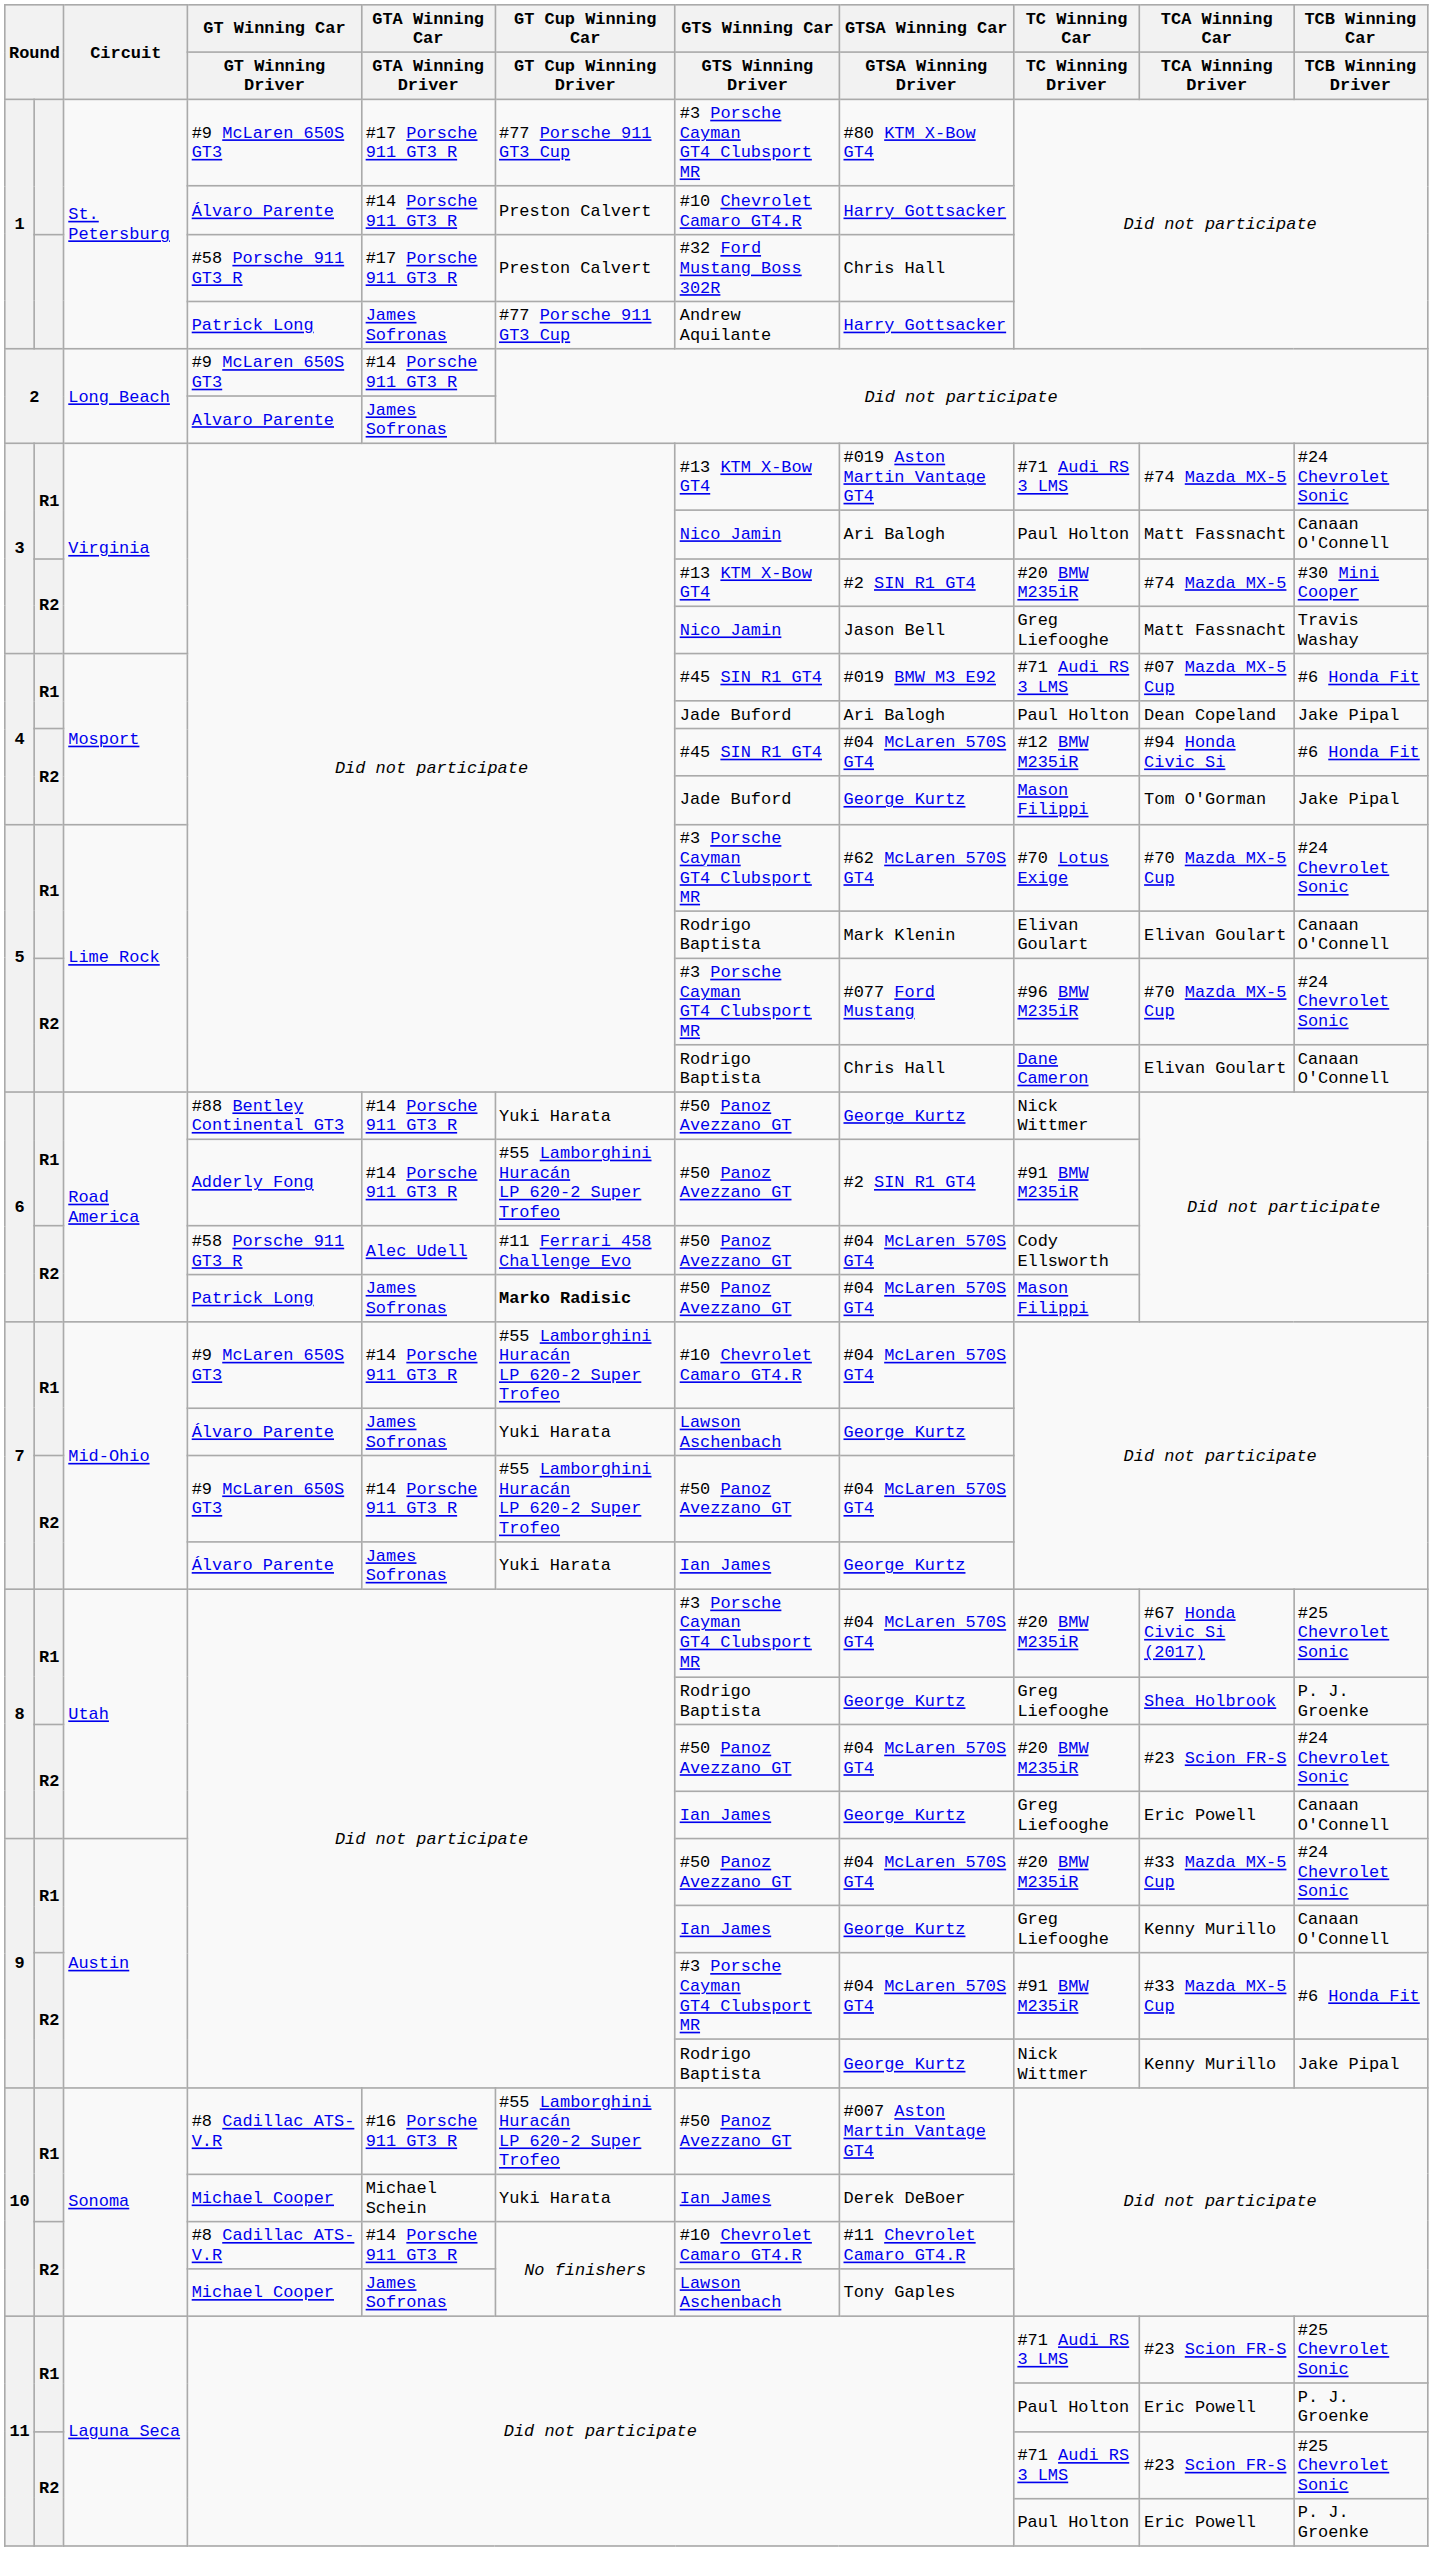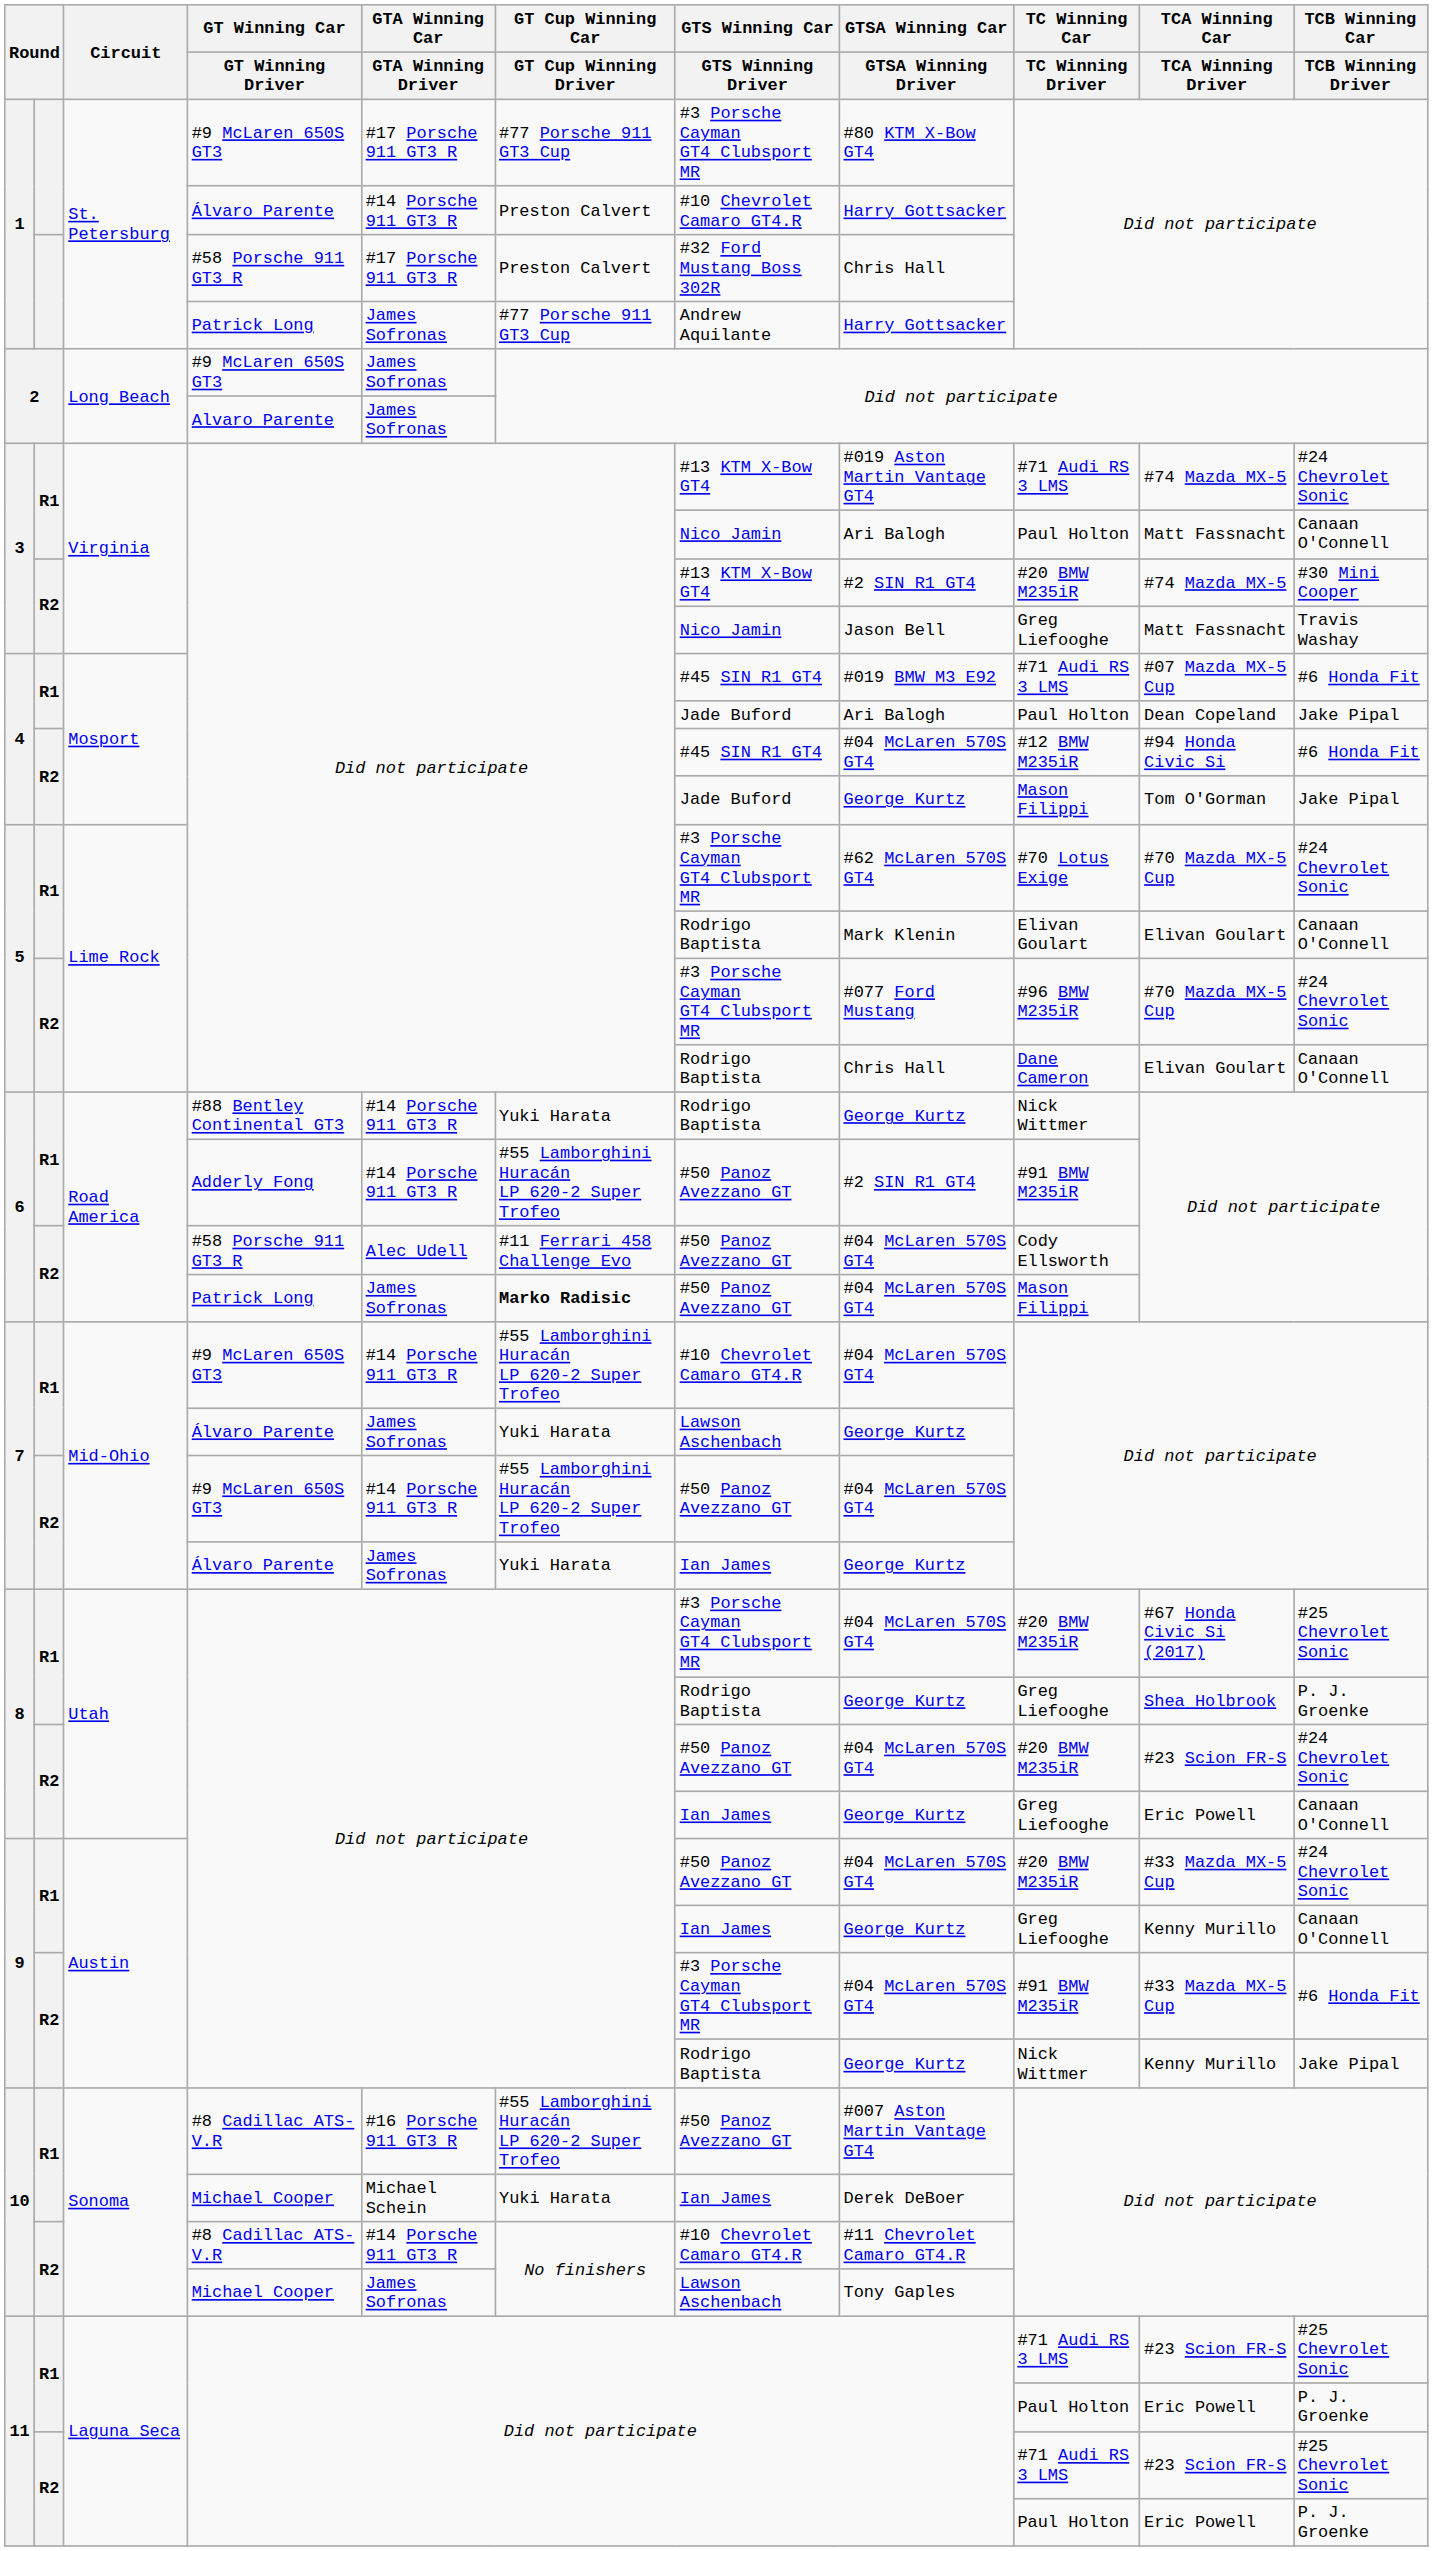(422, 373) #14 Porsche 911 GT3 R -> (406, 373) James Sofronas
(736, 1116) #50 Panoz Avezzano GT -> (720, 1116) Rodrigo Baptista
